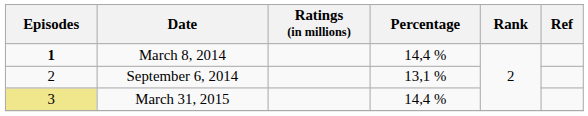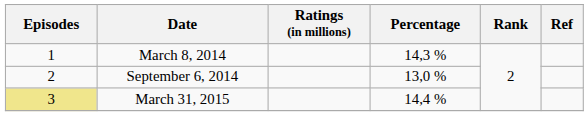(51, 54) bold -> (51, 54) normal
(425, 54) 14,4 % -> (425, 54) 14,3 %
(425, 77) 13,1 % -> (425, 77) 13,0 %
